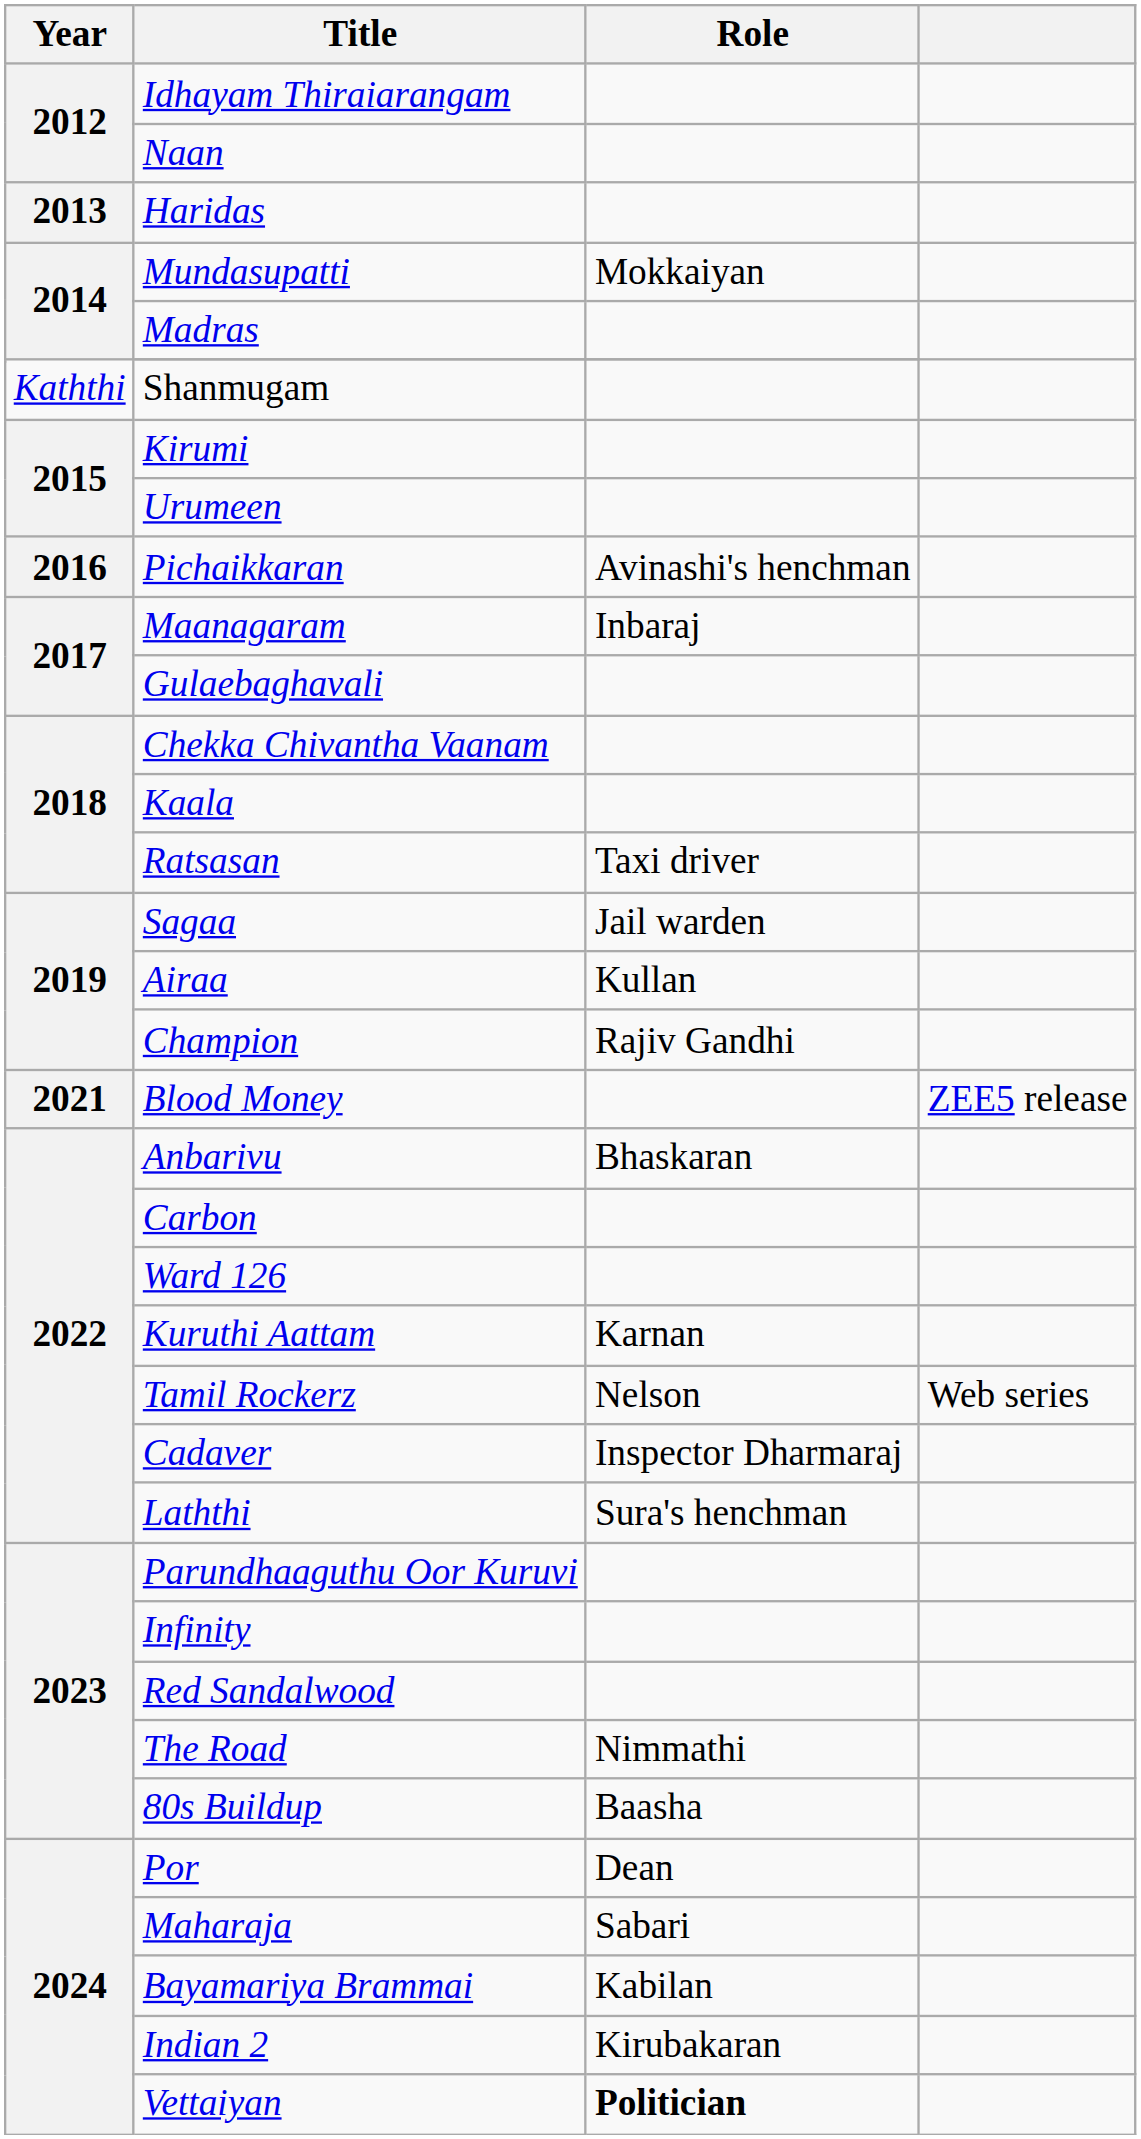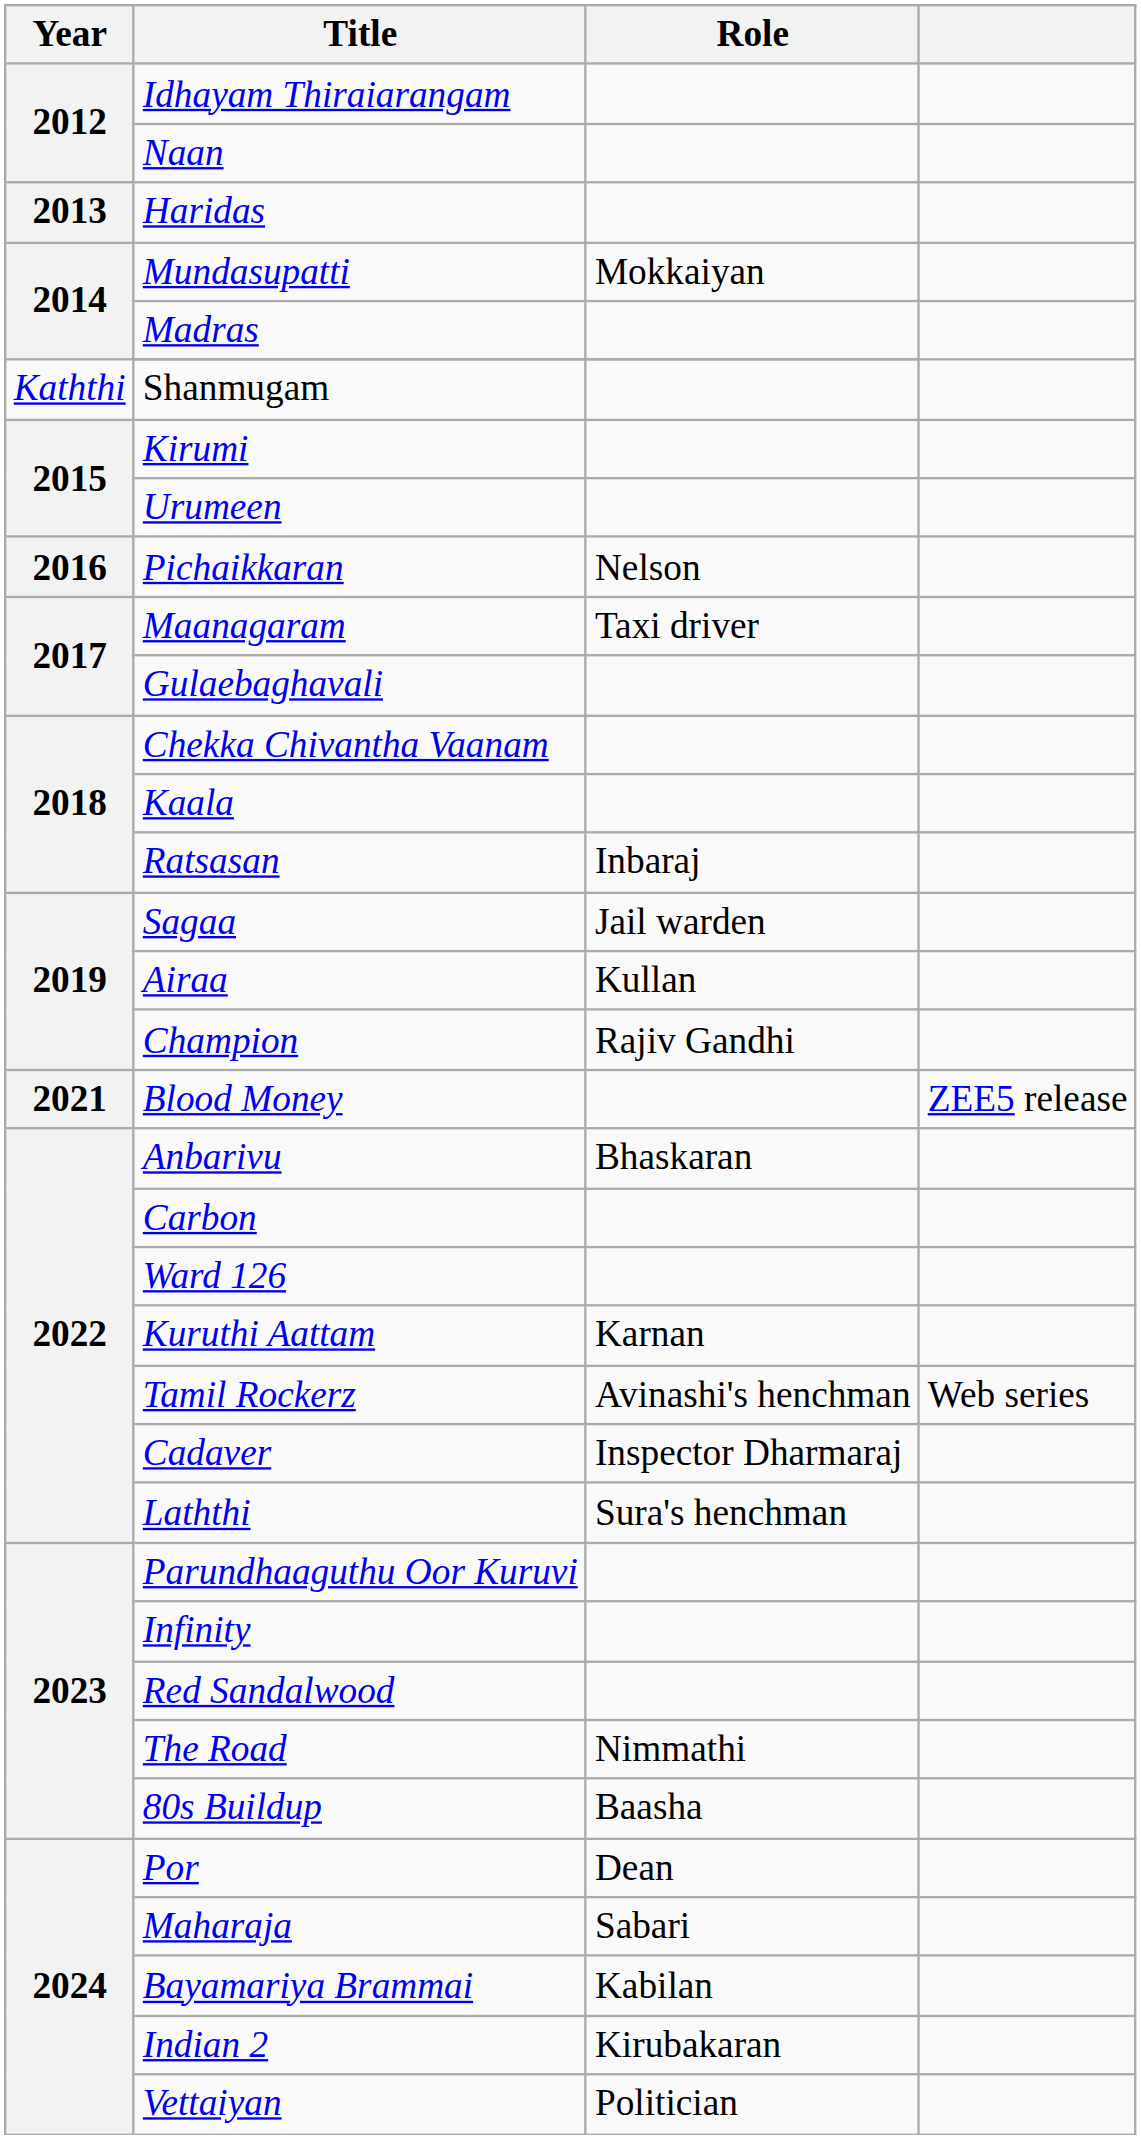(753, 566) Avinashi's henchman -> (648, 566) Nelson
(648, 625) Inbaraj -> (677, 625) Taxi driver
(677, 861) Taxi driver -> (648, 861) Inbaraj
(648, 1393) Nelson -> (753, 1393) Avinashi's henchman
(671, 2103) bold -> (666, 2103) normal
